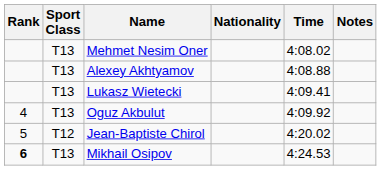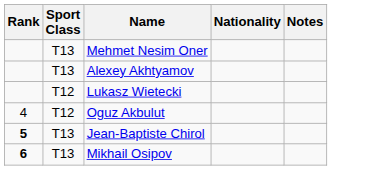- column: (309, 22)
(63, 92) T13 -> (63, 92) T12
(63, 112) T13 -> (63, 112) T12
(23, 133) normal -> (23, 133) bold
(63, 133) T12 -> (63, 133) T13
